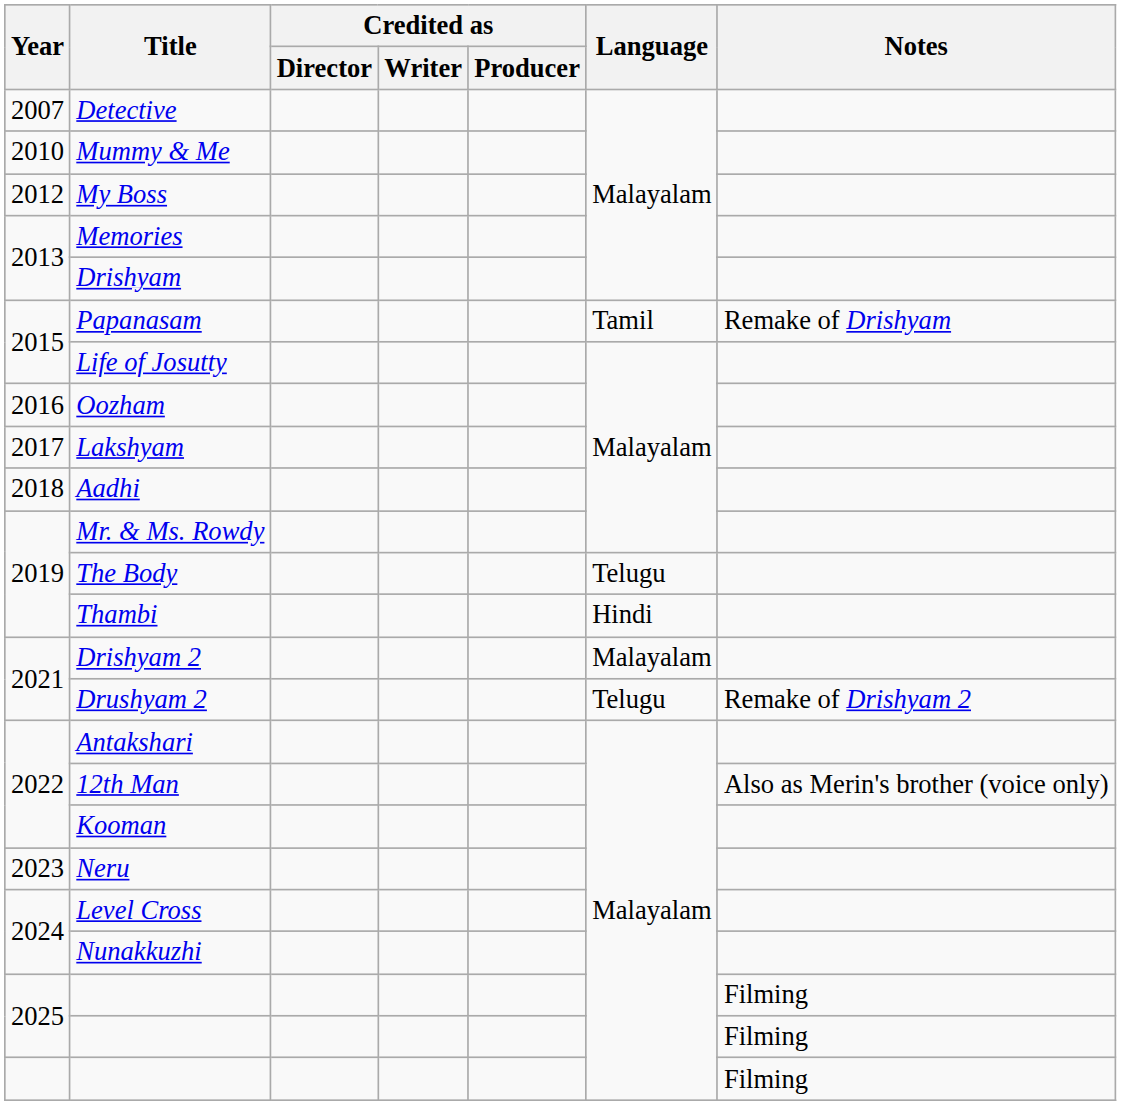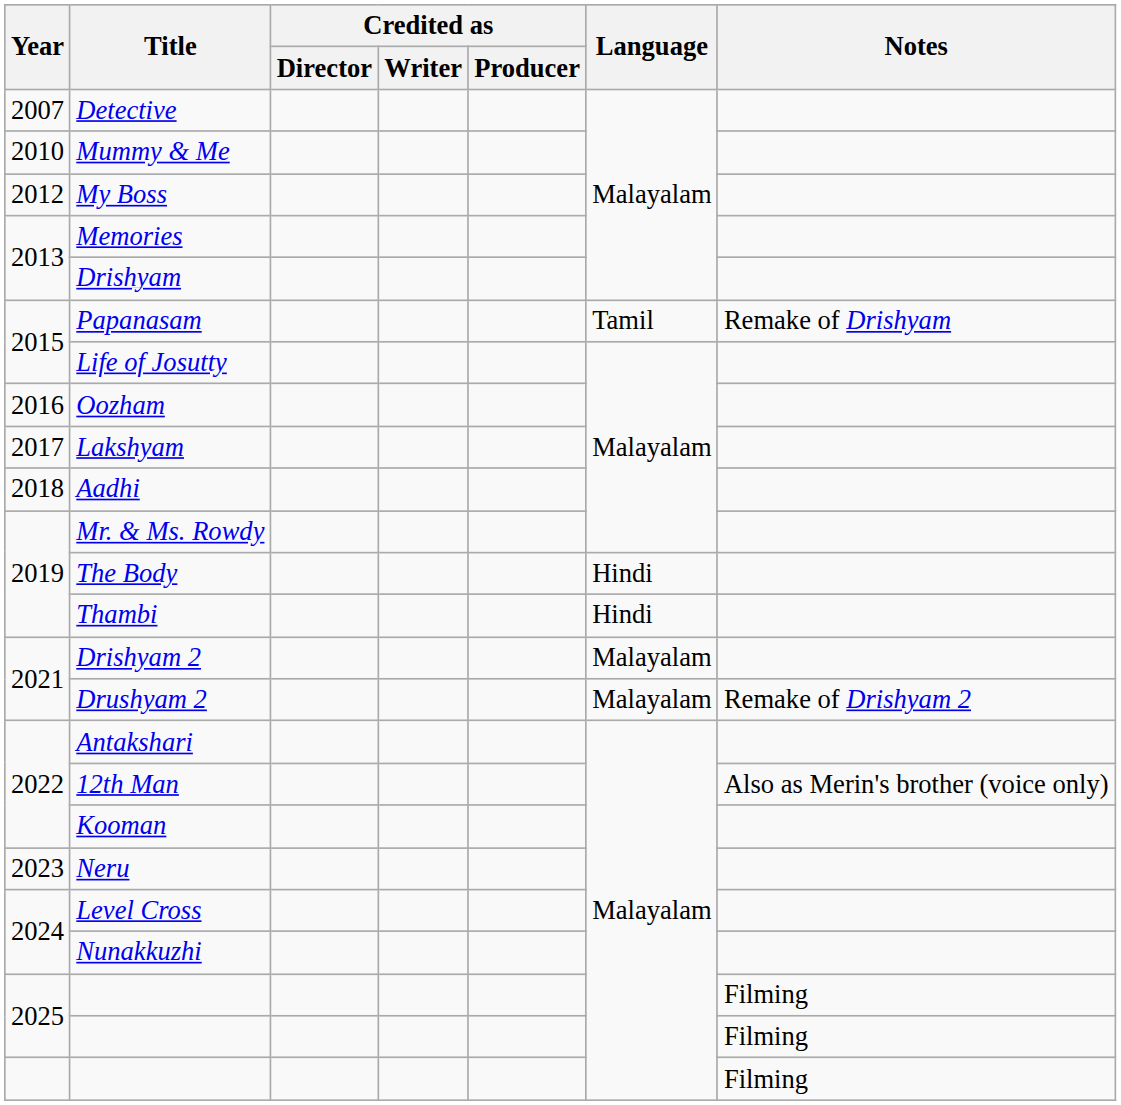(629, 573) Telugu -> (622, 573) Hindi
(629, 699) Telugu -> (652, 699) Malayalam
